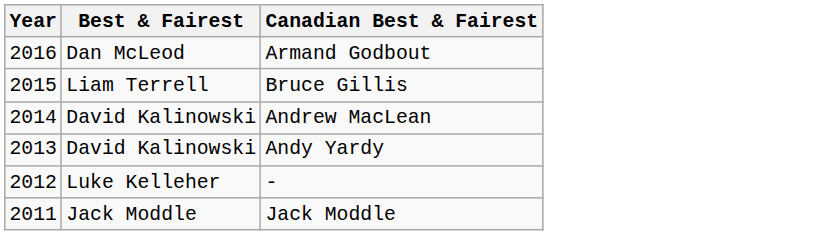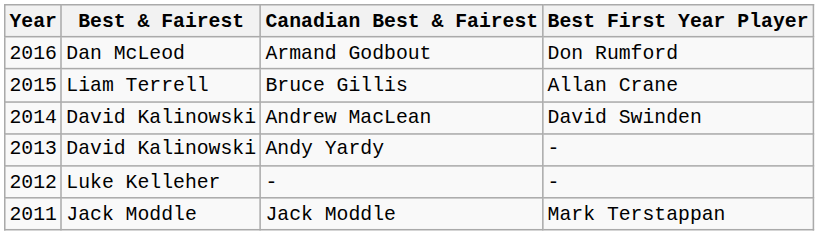+ column: (678, 21)
